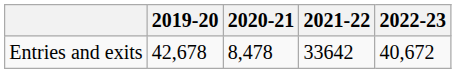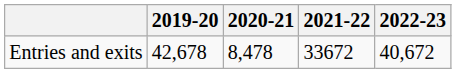(329, 52) 33642 -> (329, 52) 33672
